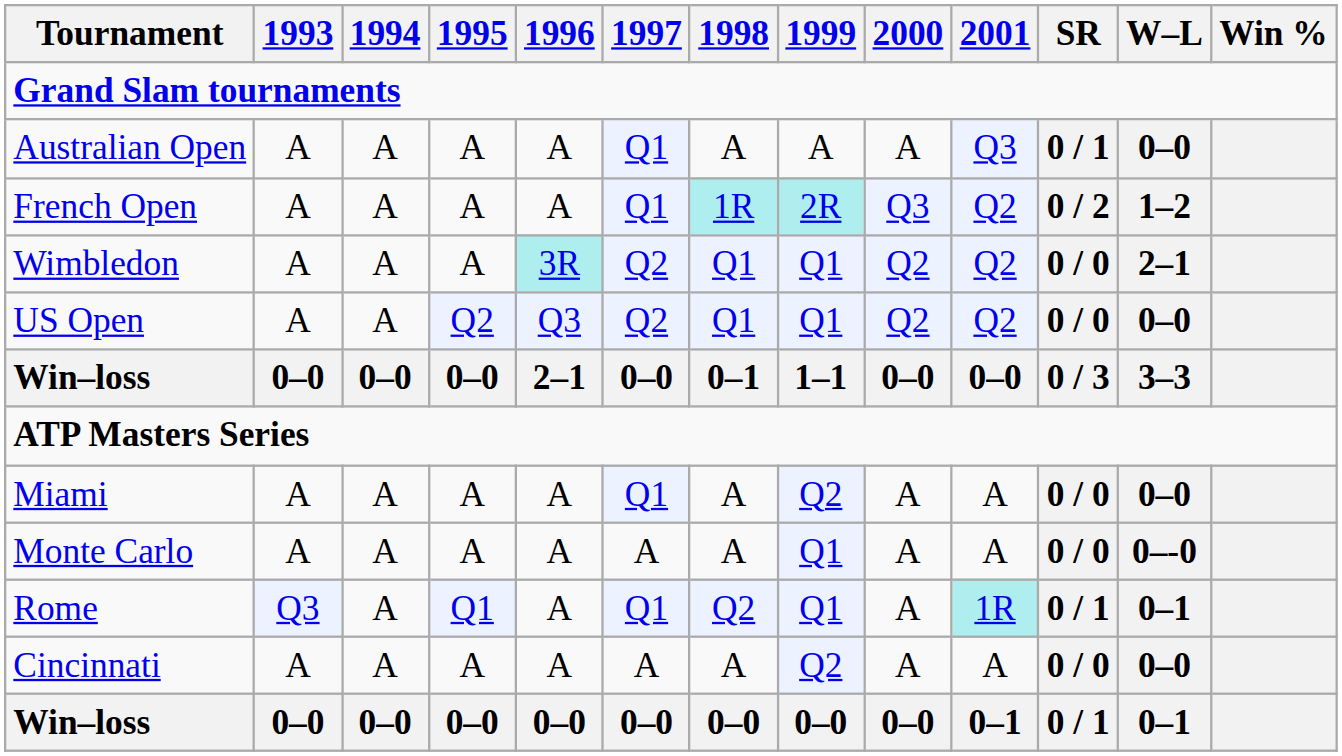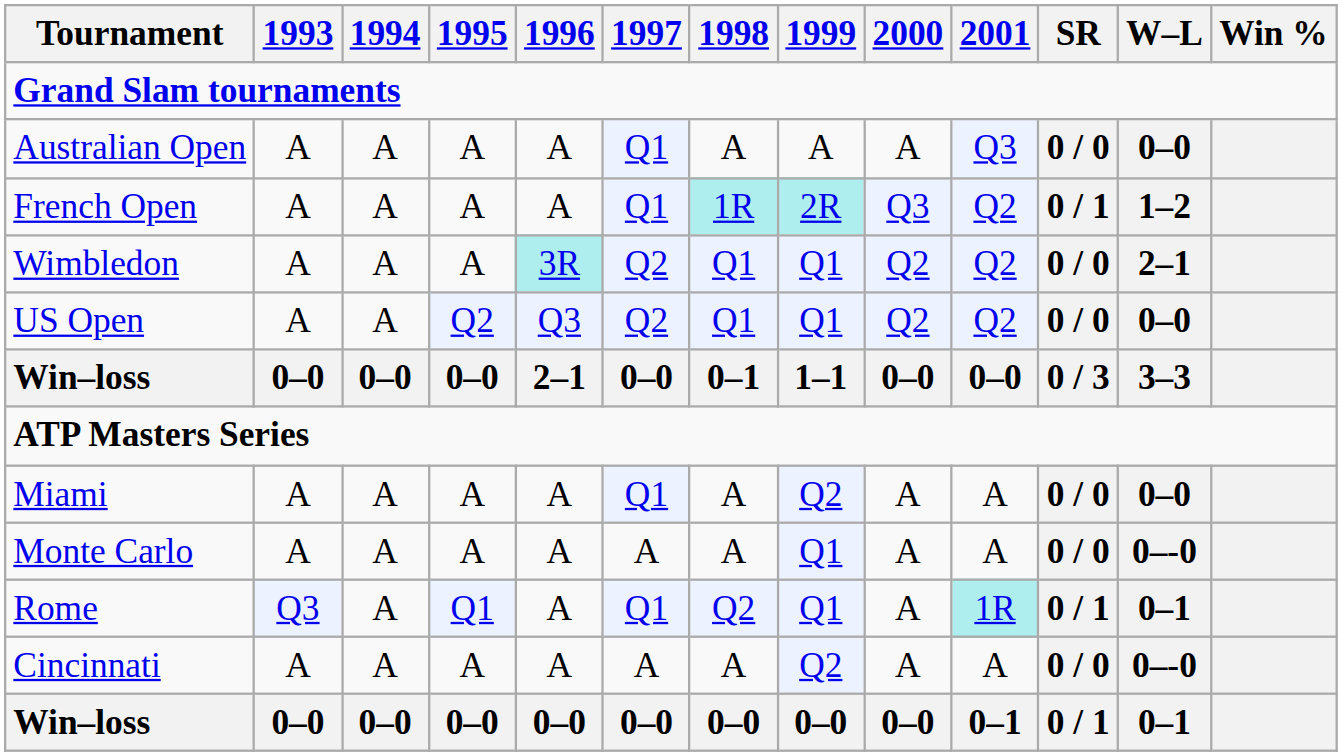(1078, 147) 0 / 1 -> (1078, 147) 0 / 0
(1078, 205) 0 / 2 -> (1078, 205) 0 / 1
(1164, 664) 0–0 -> (1164, 664) 0–-0
